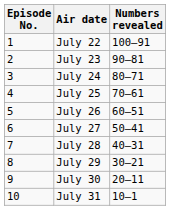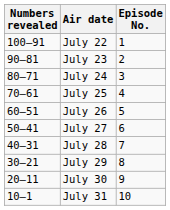columns swapped: (29, 19) <-> (137, 19)
